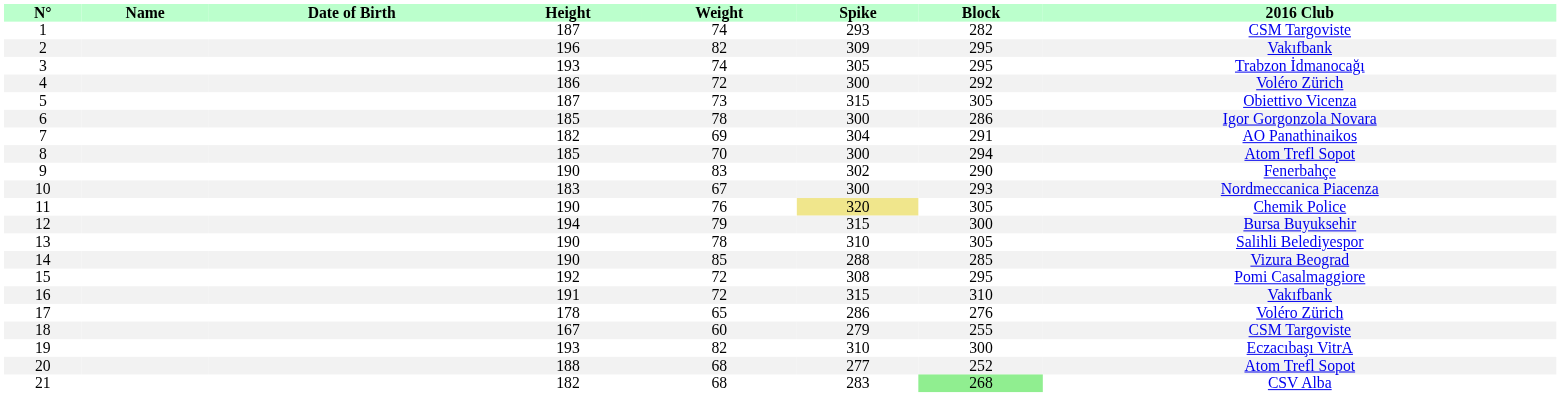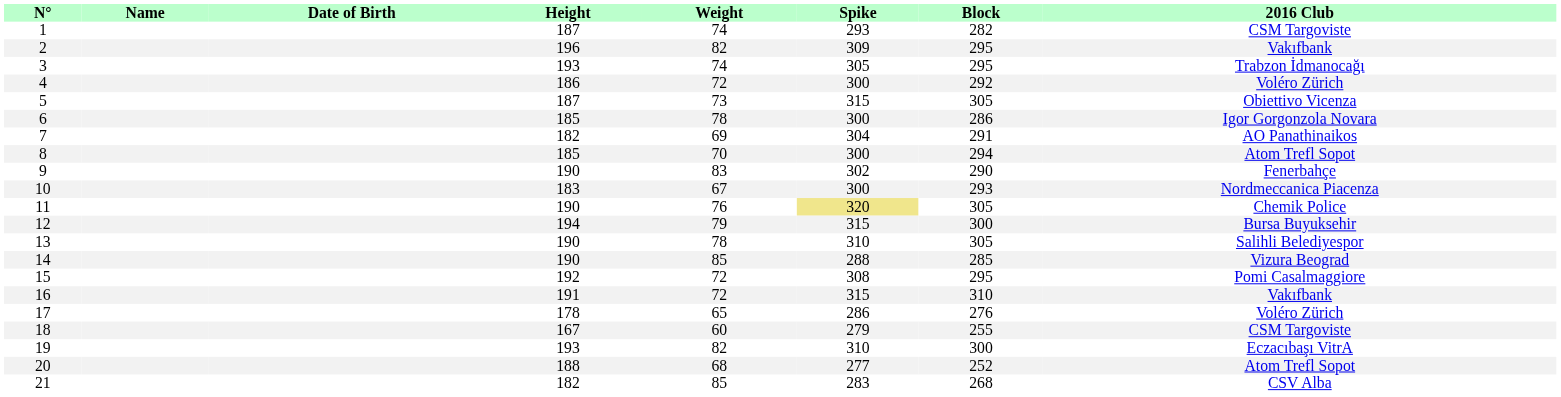(719, 383) 68 -> (719, 383) 85
(981, 383) lightgreen background -> (981, 383) no background
